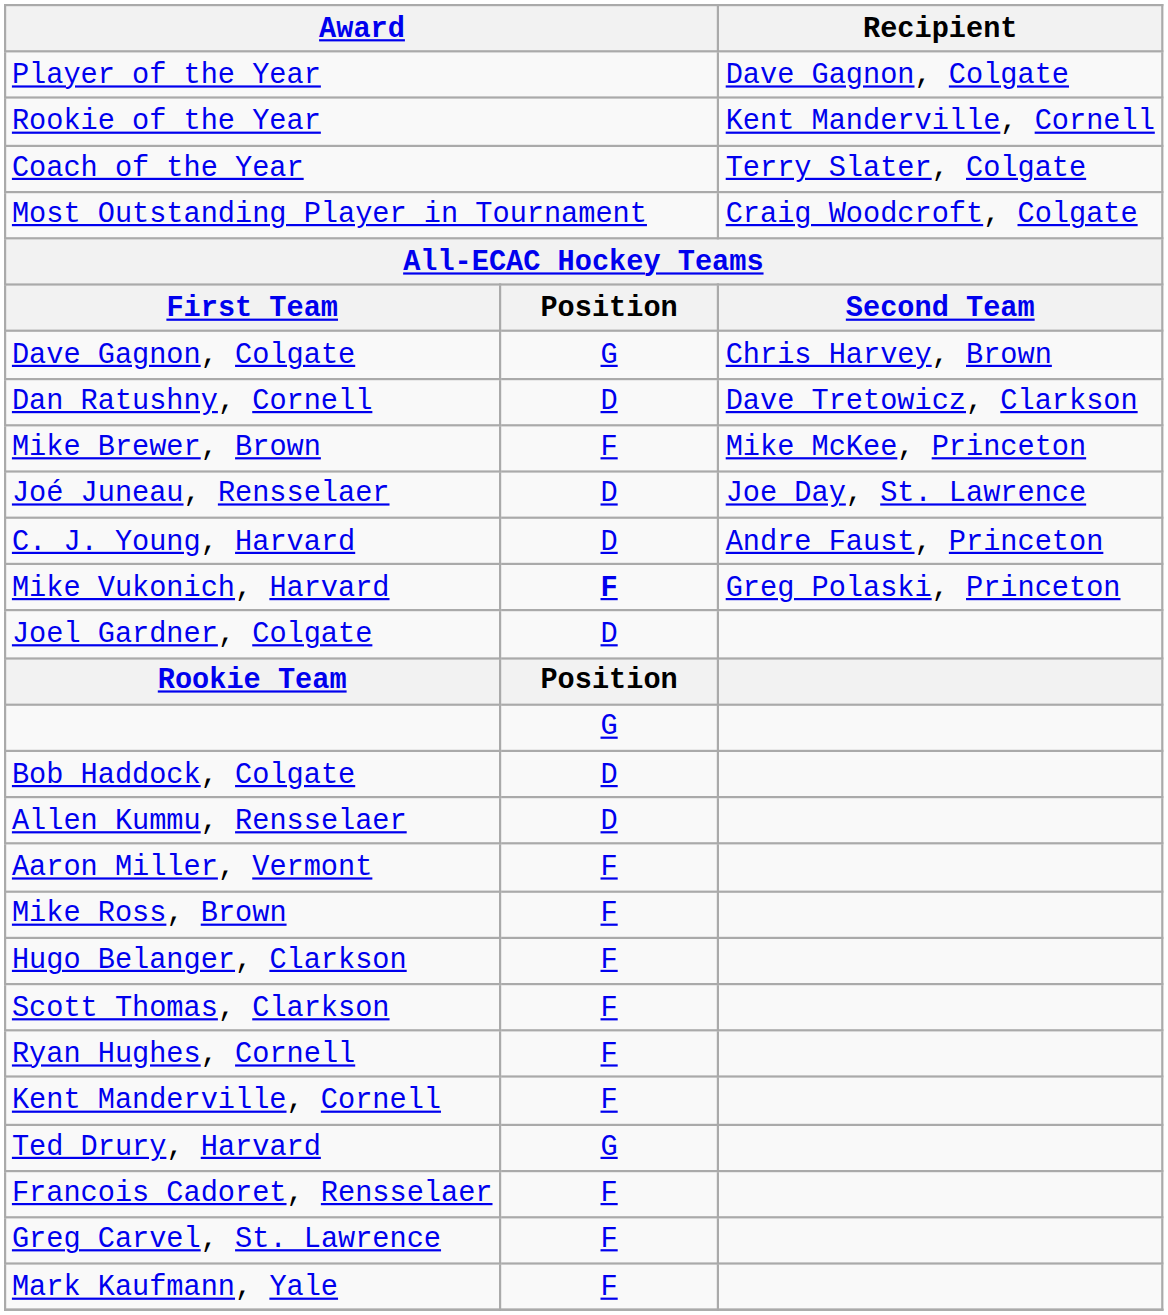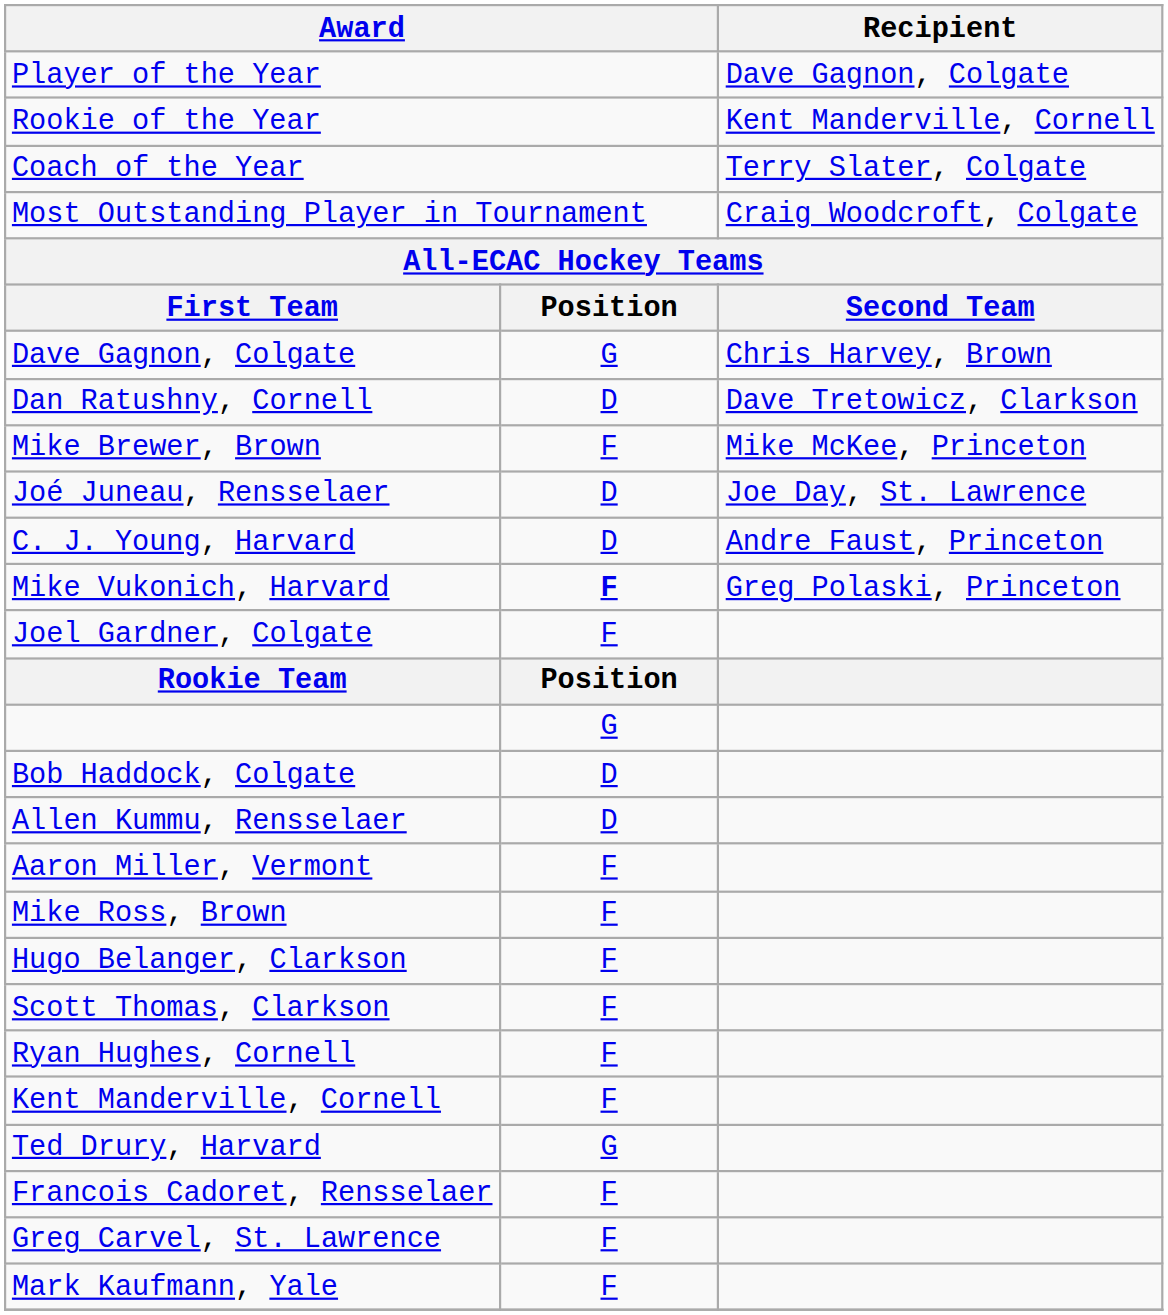(609, 634) D -> (609, 634) F
